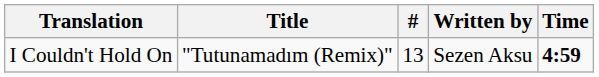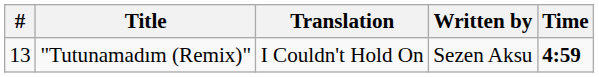columns swapped: (413, 21) <-> (91, 21)
